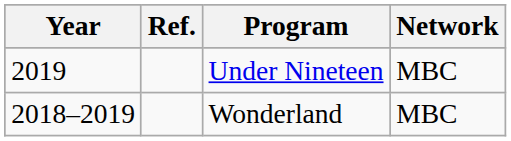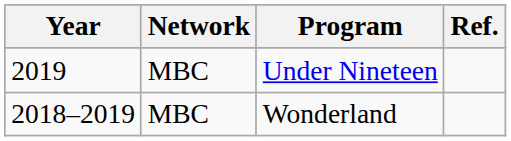columns swapped: (447, 26) <-> (172, 26)
